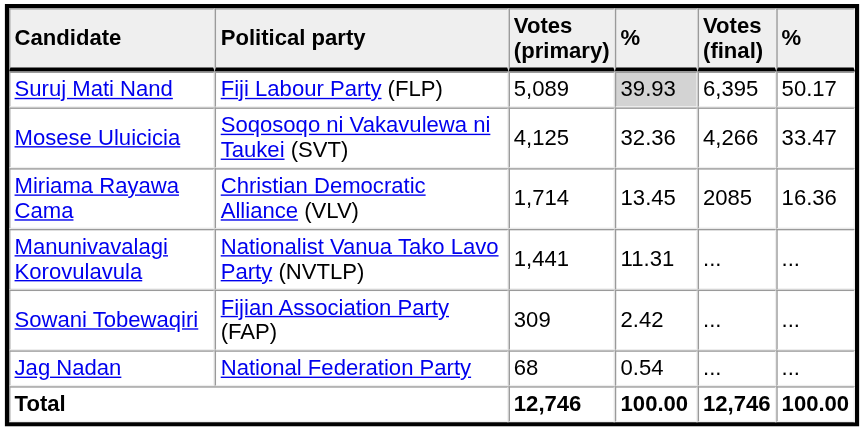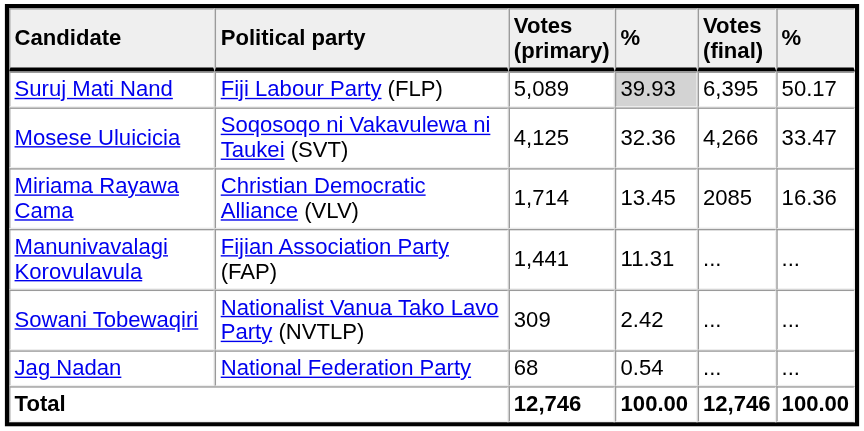(360, 259) Nationalist Vanua Tako Lavo Party (NVTLP) -> (335, 259) Fijian Association Party (FAP)
(335, 319) Fijian Association Party (FAP) -> (360, 319) Nationalist Vanua Tako Lavo Party (NVTLP)
